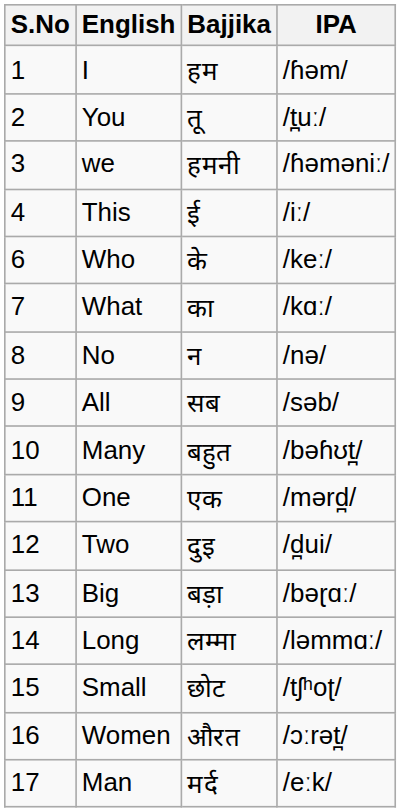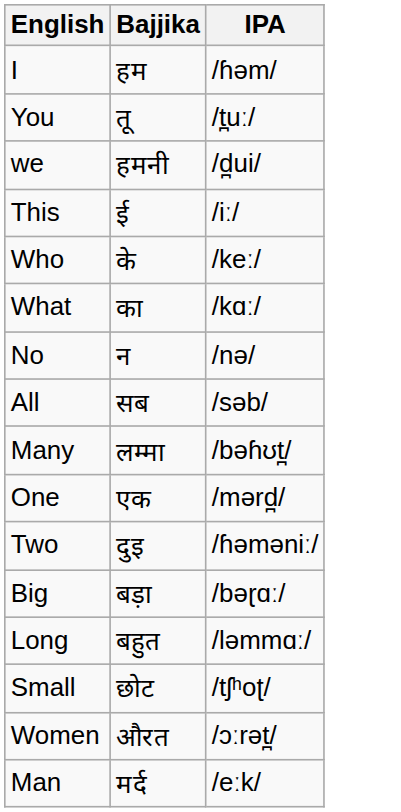- column: (40, 25)
(336, 164) /ɦəməniː/ -> (236, 164) /d̪ui/
(209, 451) बहुत -> (141, 451) लम्मा
(307, 545) /d̪ui/ -> (265, 545) /ɦəməniː/
(212, 642) लम्मा -> (138, 642) बहुत
